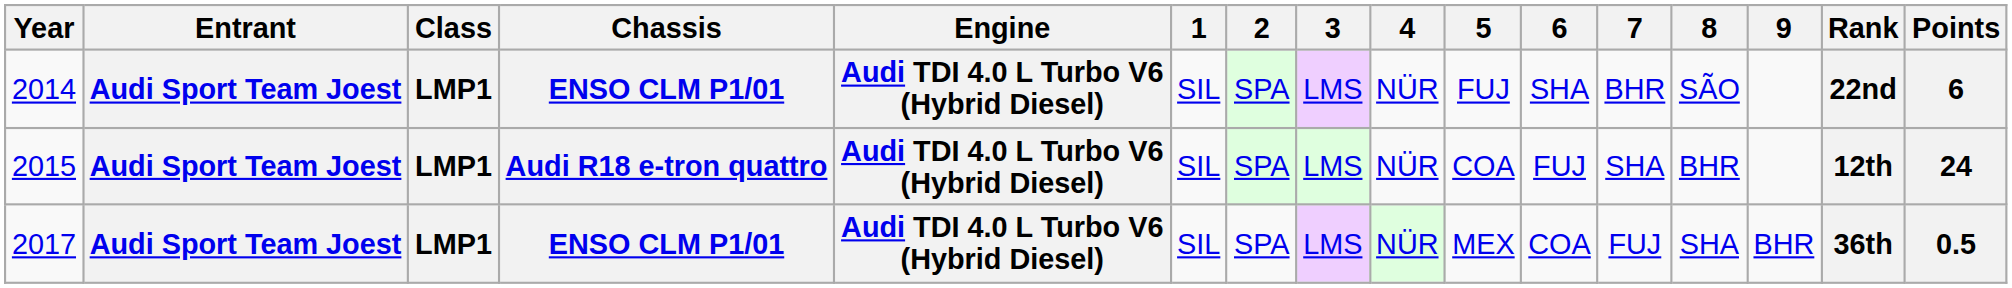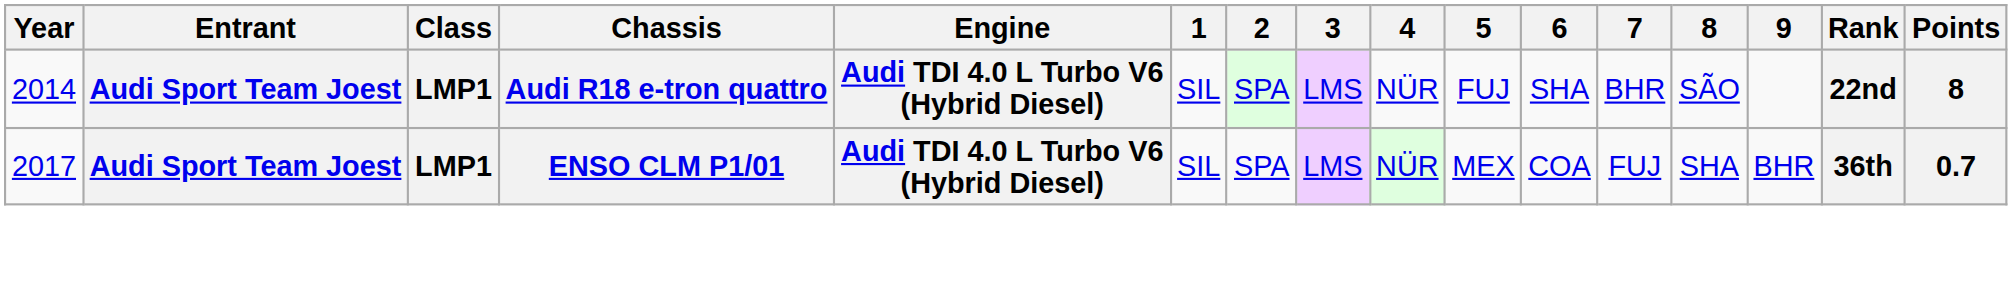(667, 89) ENSO CLM P1/01 -> (667, 89) Audi R18 e-tron quattro
(1956, 89) 6 -> (1956, 89) 8
- row: (44, 166)
(1956, 243) 0.5 -> (1956, 166) 0.7
